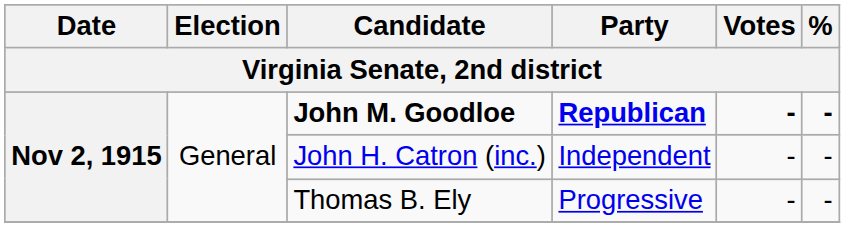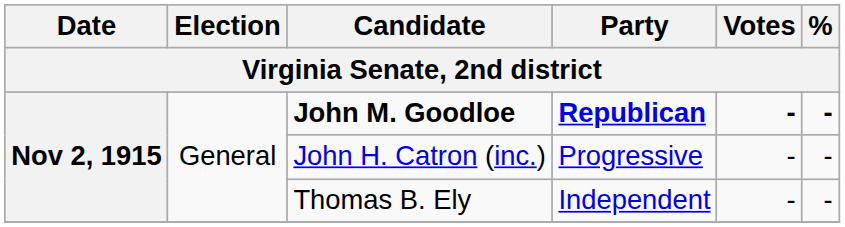(635, 156) Independent -> (631, 156) Progressive
(631, 199) Progressive -> (635, 199) Independent
